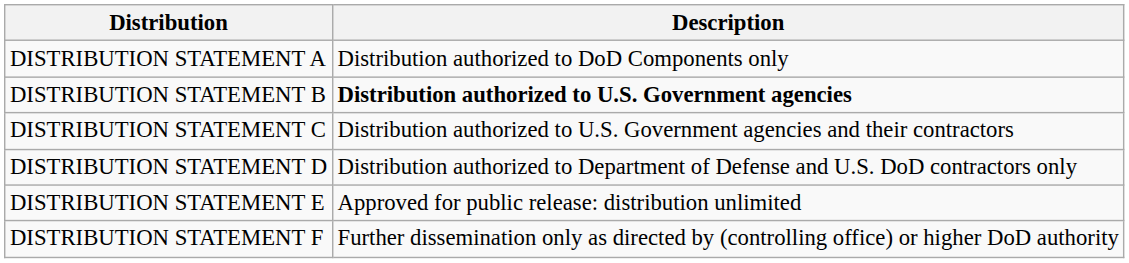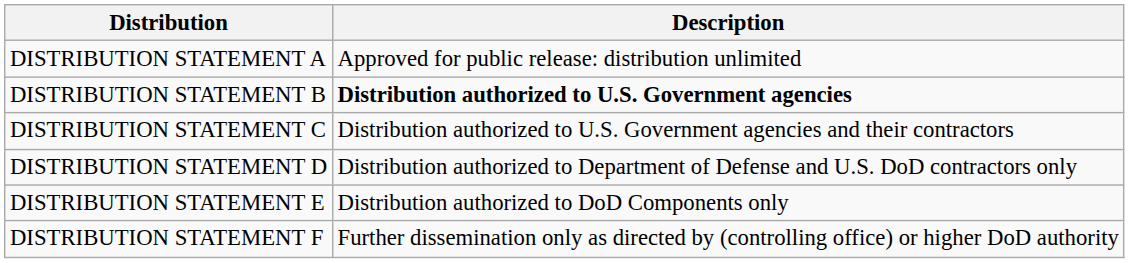(563, 58) Distribution authorized to DoD Components only -> (569, 58) Approved for public release: distribution unlimited
(569, 202) Approved for public release: distribution unlimited -> (563, 202) Distribution authorized to DoD Components only
